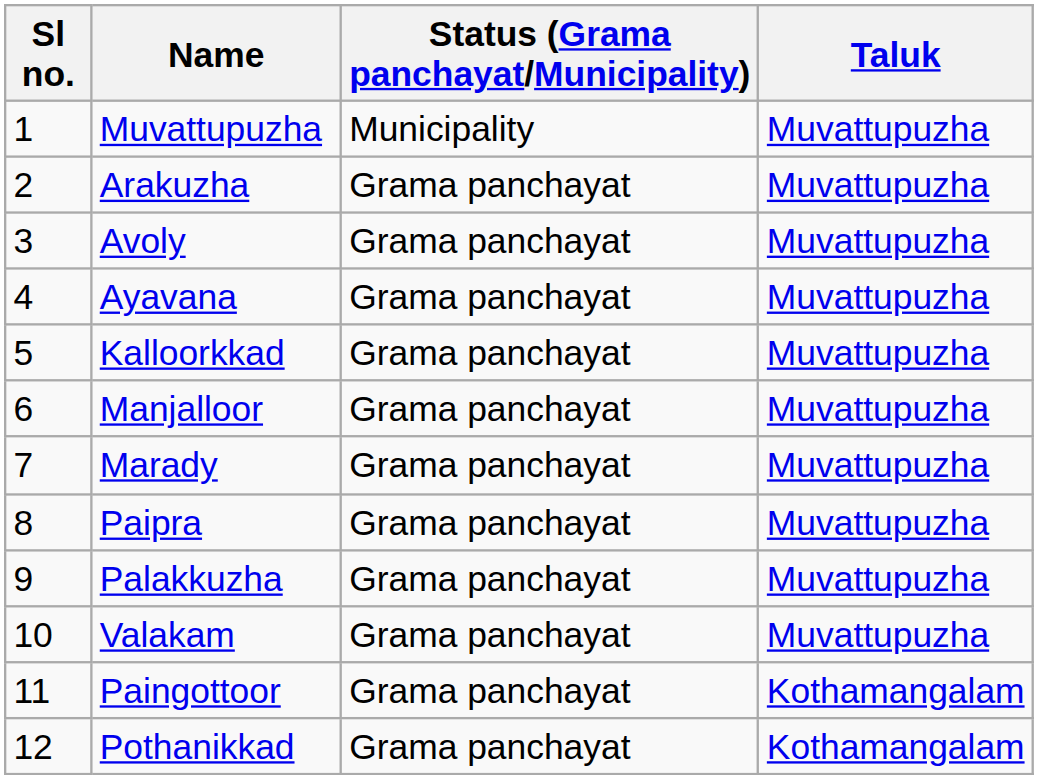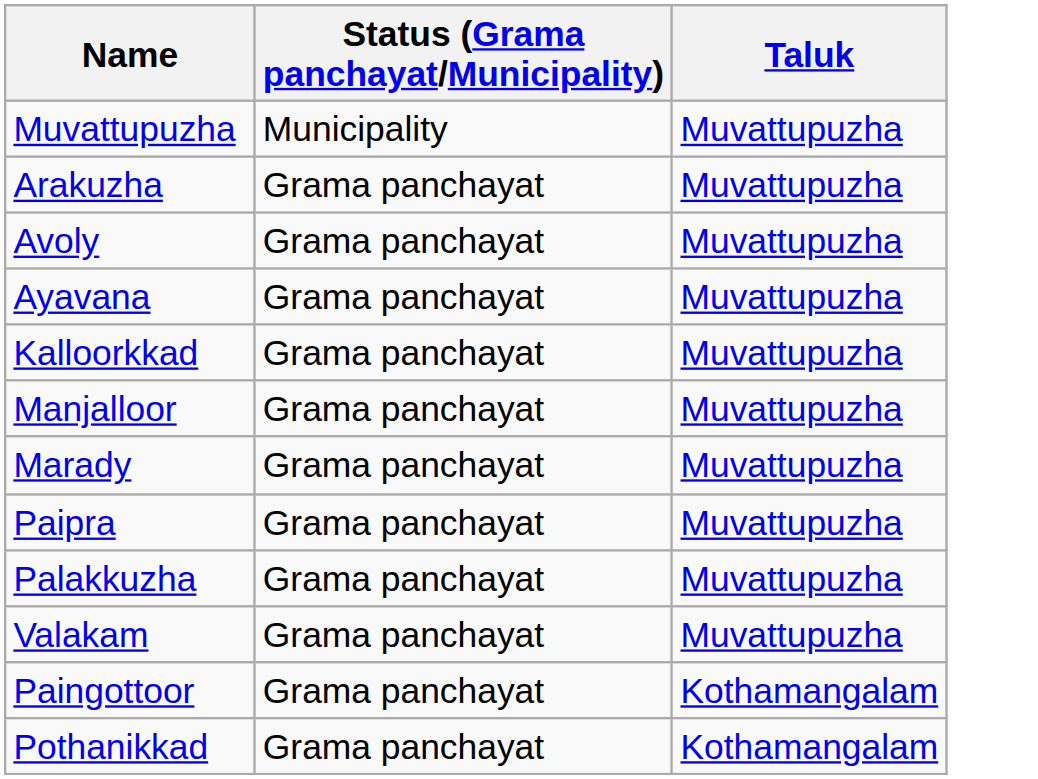- column: (48, 53)
